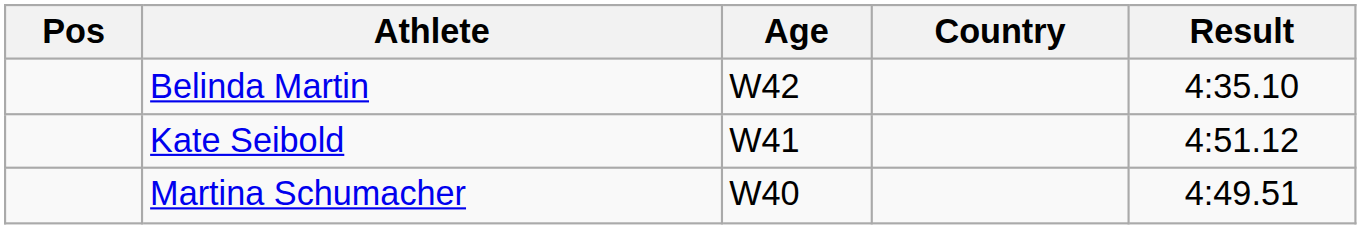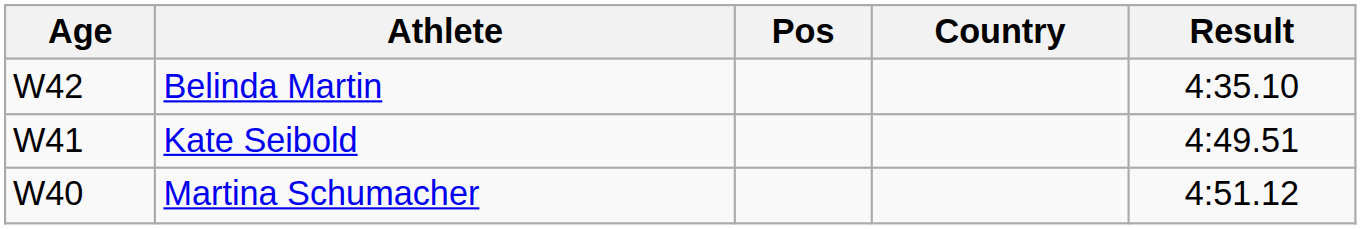columns swapped: (74, 31) <-> (796, 31)
(1242, 140) 4:51.12 -> (1242, 140) 4:49.51
(1242, 194) 4:49.51 -> (1242, 194) 4:51.12
